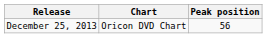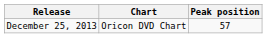(225, 26) 56 -> (225, 26) 57
